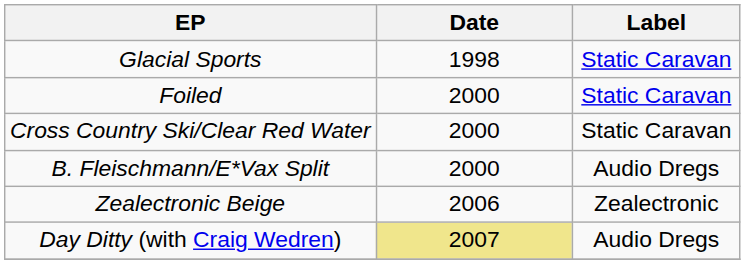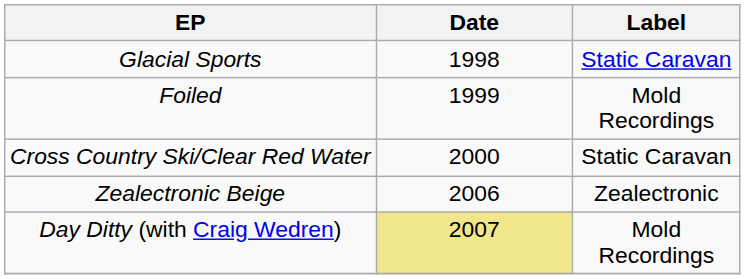(474, 95) 2000 -> (474, 95) 1999
(656, 95) Static Caravan -> (656, 108) Mold Recordings
- row: (190, 167)
(656, 240) Audio Dregs -> (656, 242) Mold Recordings
